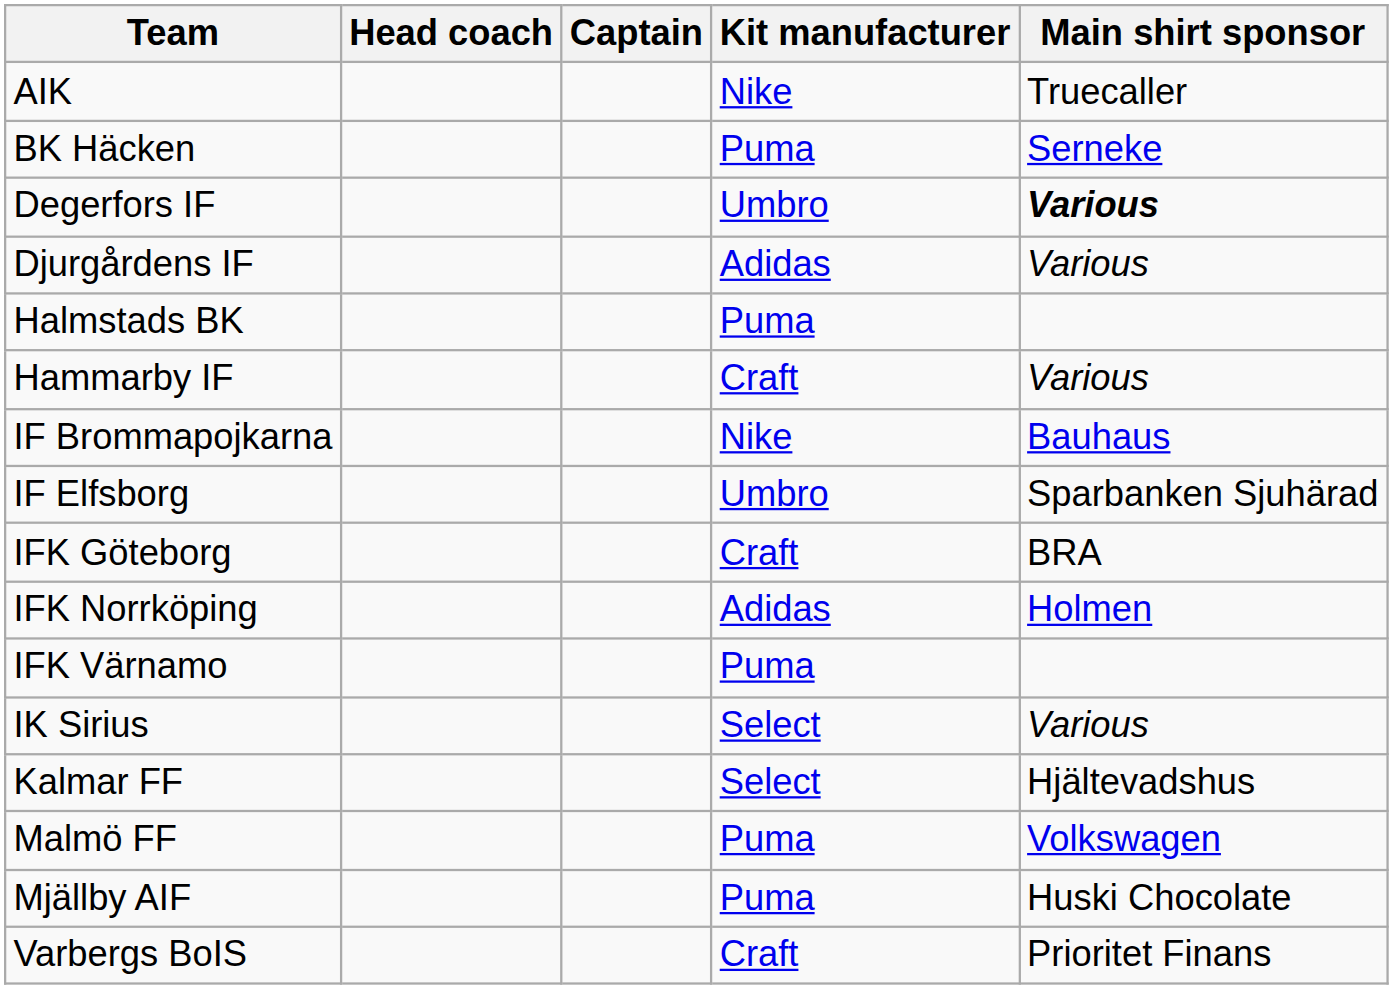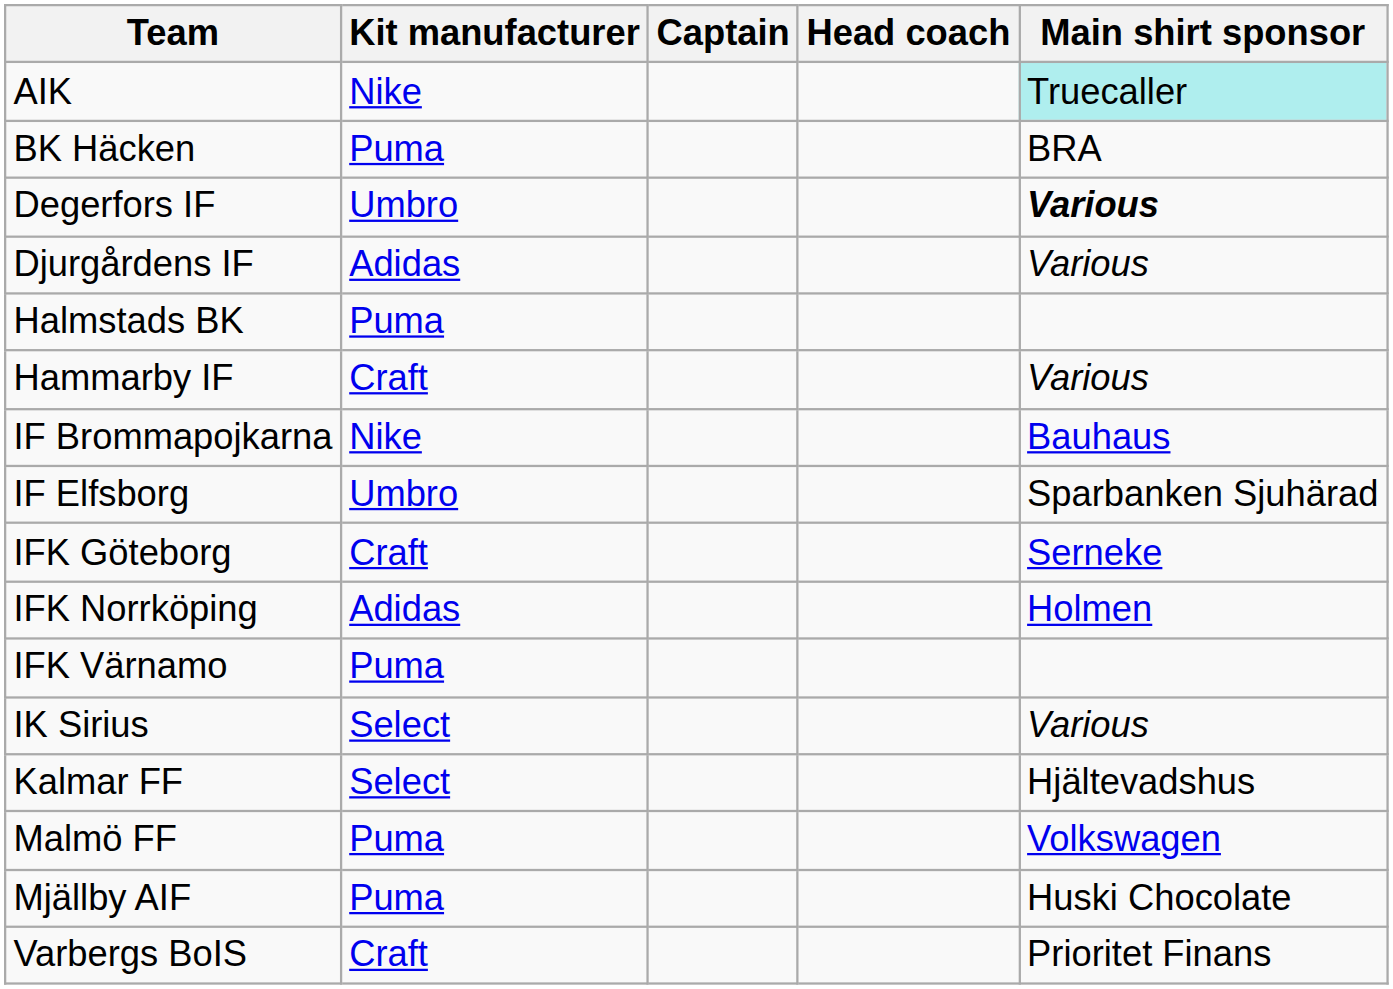columns swapped: (451, 33) <-> (865, 33)
(1107, 90) no background -> (1107, 90) paleturquoise background
(1095, 148) Serneke -> (1064, 148) BRA
(1064, 551) BRA -> (1095, 551) Serneke
